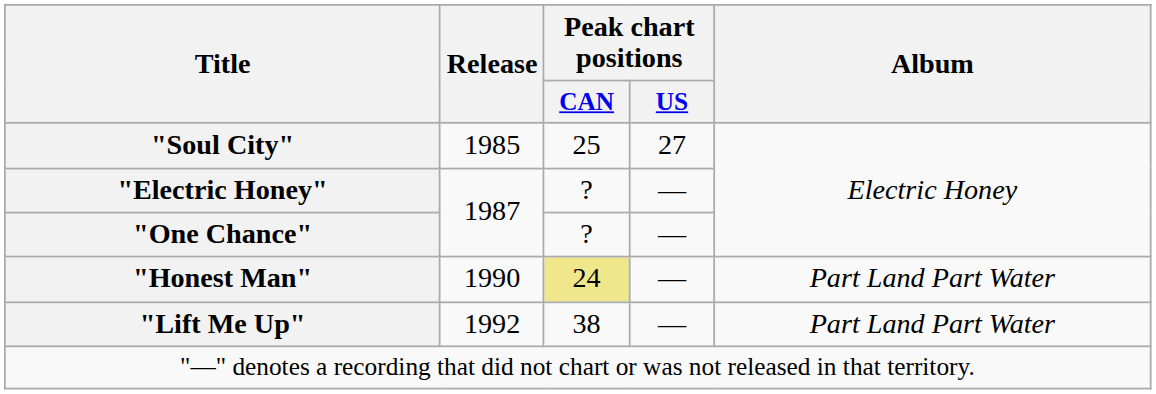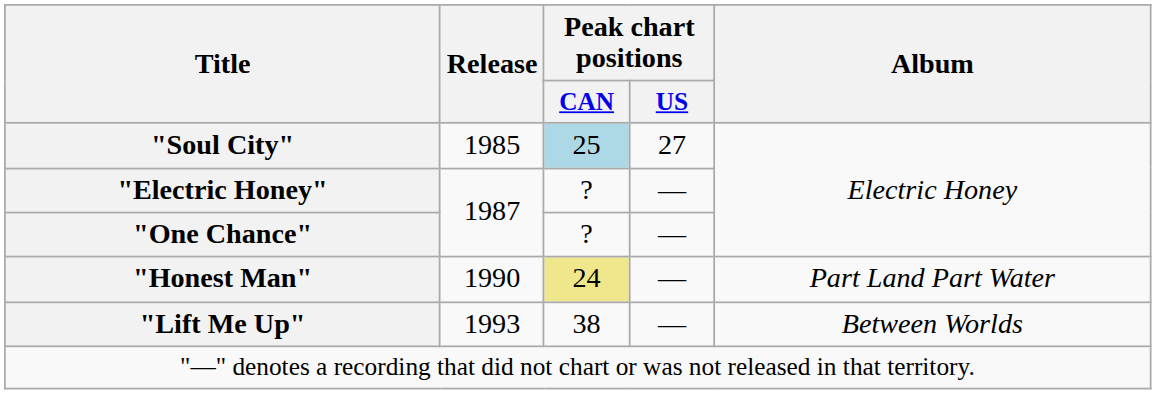(587, 144) no background -> (587, 144) lightblue background
(492, 323) 1992 -> (492, 323) 1993
(932, 323) Part Land Part Water -> (932, 323) Between Worlds
